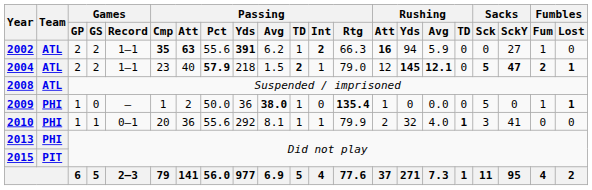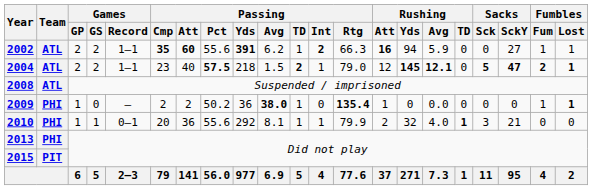(188, 49) 63 -> (188, 49) 60
(571, 49) 0 -> (571, 49) 1
(217, 67) 57.9 -> (217, 67) 57.5
(163, 103) 1 -> (163, 103) 2
(217, 103) 50.0 -> (217, 103) 50.2
(486, 103) 5 -> (486, 103) 0
(514, 121) 41 -> (514, 121) 21
